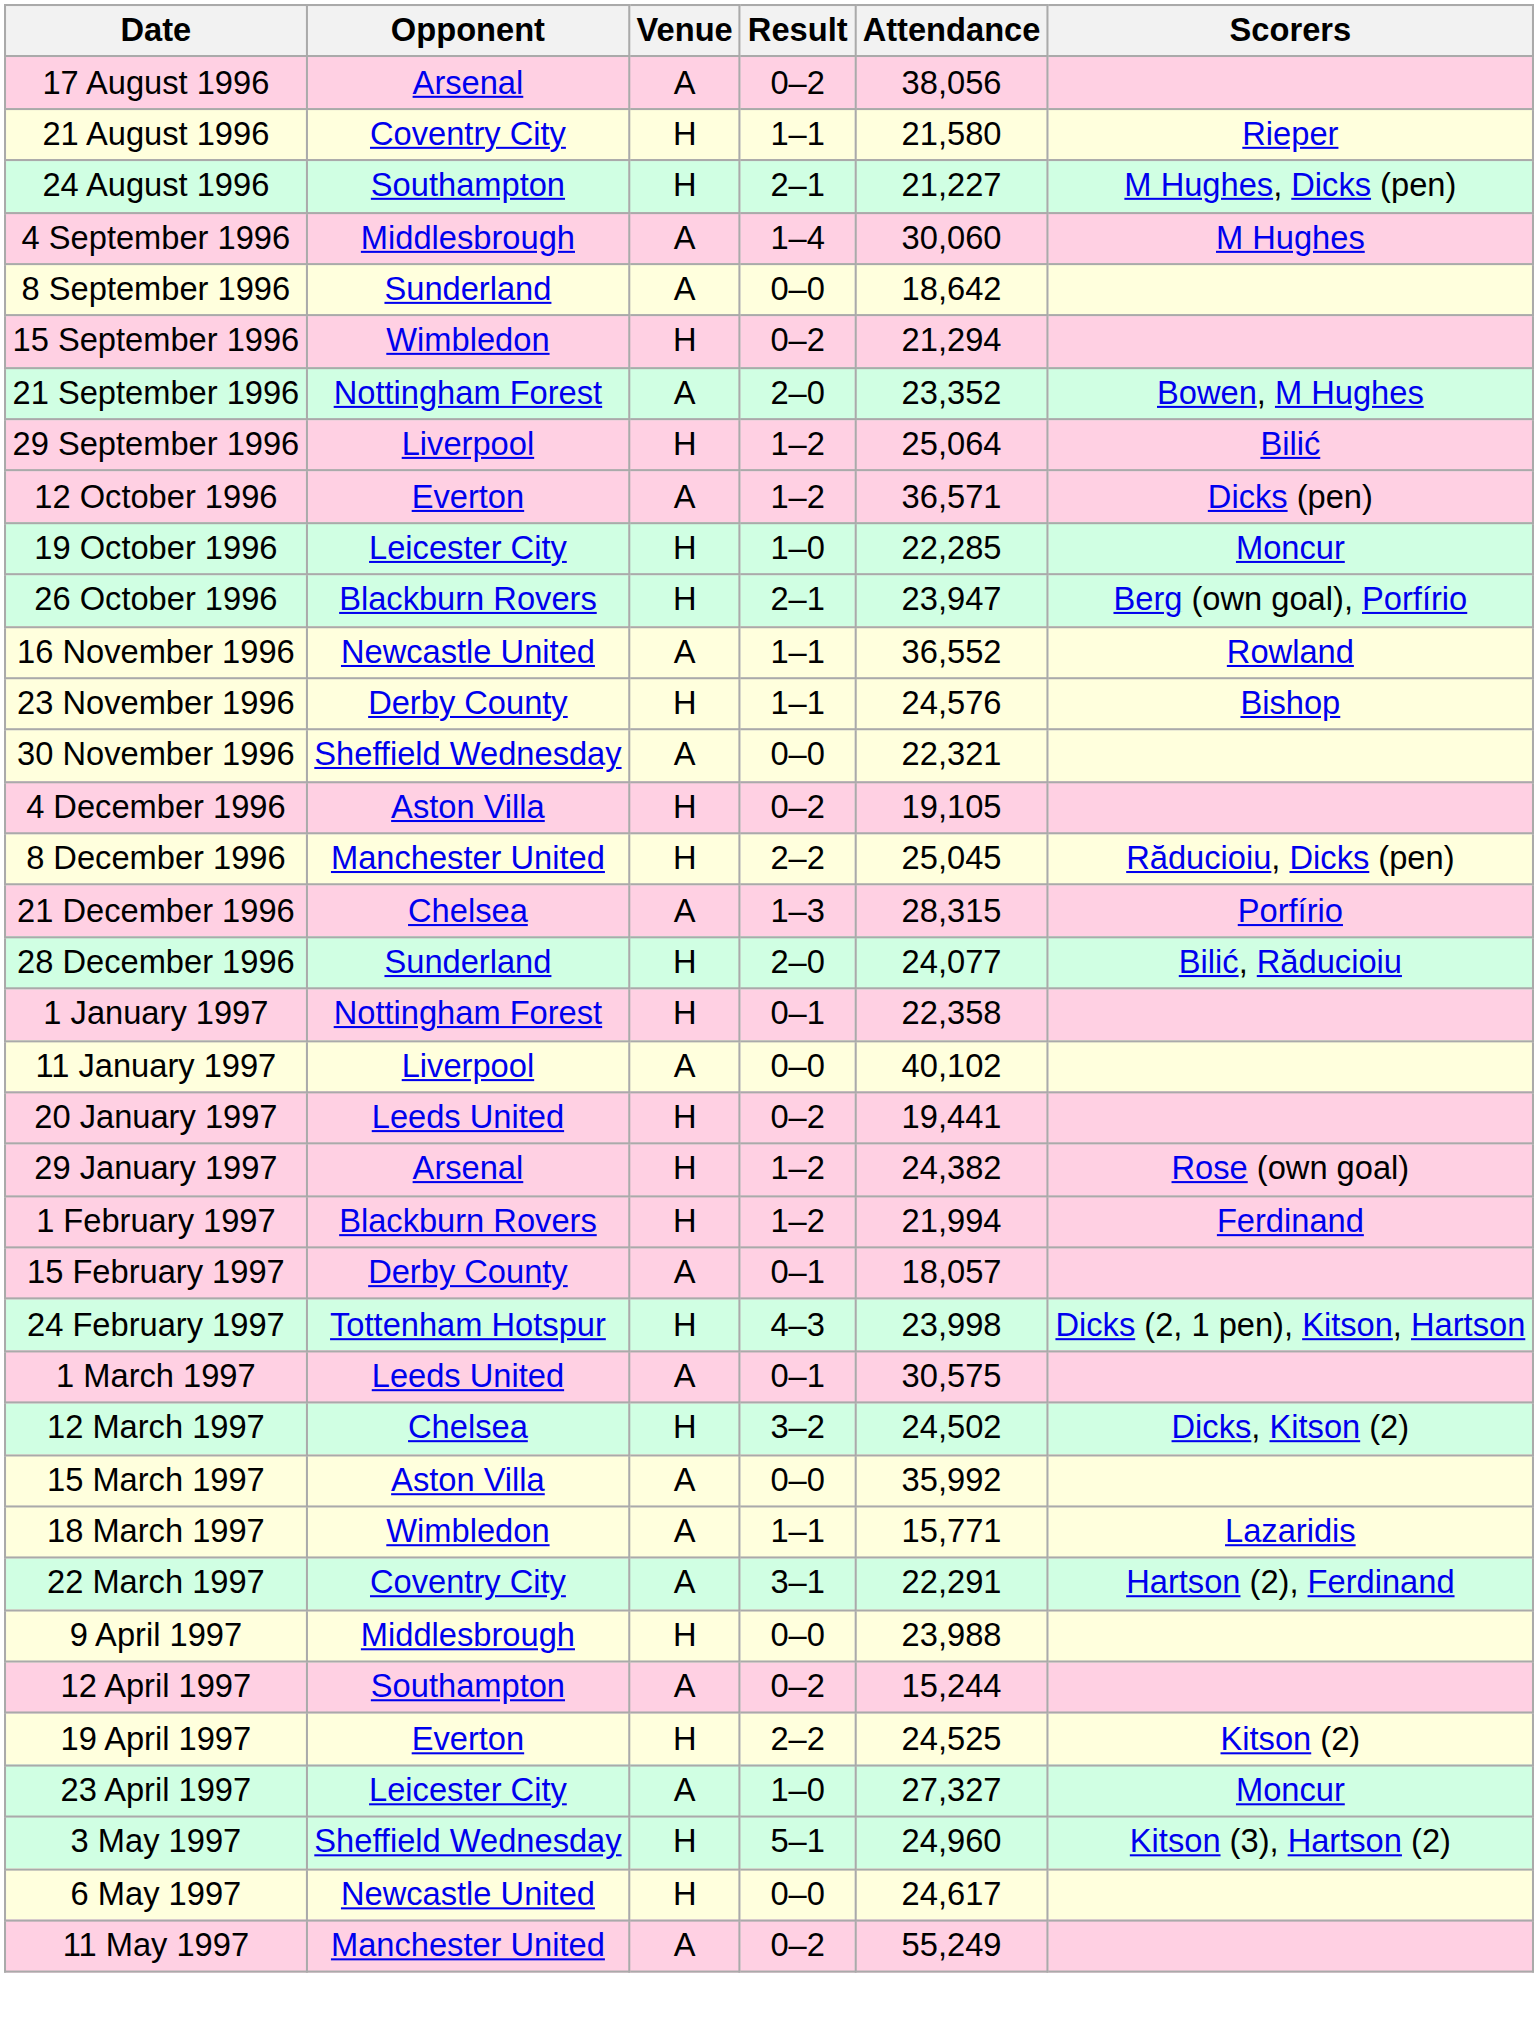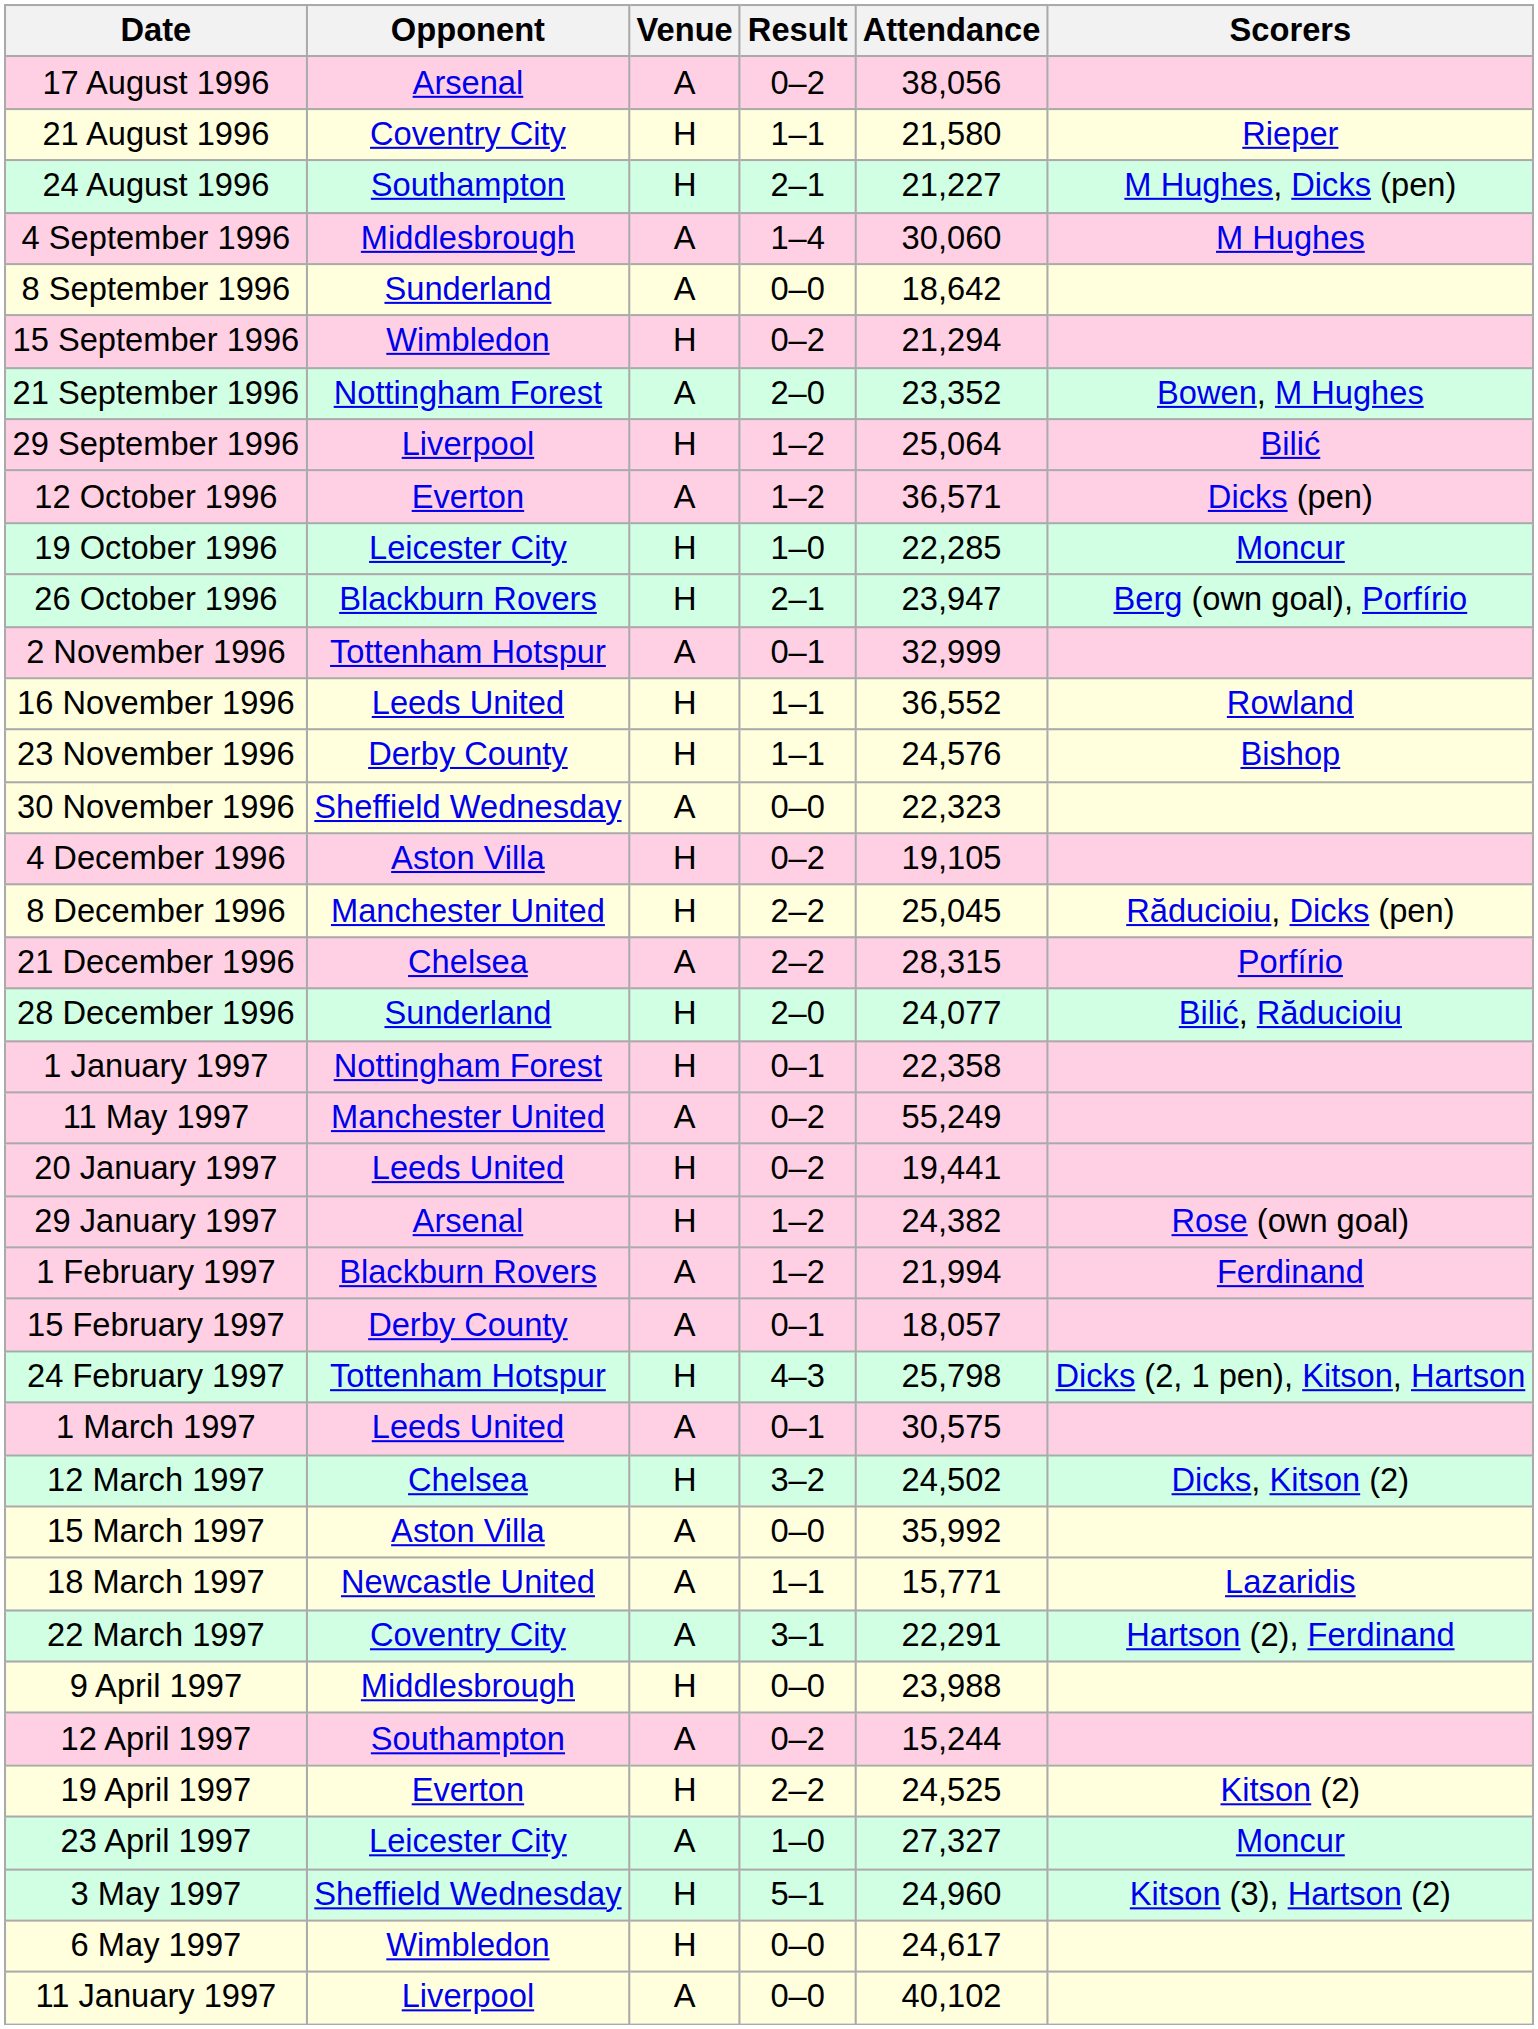+ row: (156, 651)
(468, 651) Newcastle United -> (468, 703) Leeds United
(685, 651) A -> (685, 703) H
(952, 755) 22,321 -> (952, 806) 22,323
(798, 910) 1–3 -> (798, 962) 2–2
rows swapped: (156, 1065) <-> (156, 1945)
(685, 1220) H -> (685, 1272) A
(952, 1324) 23,998 -> (952, 1376) 25,798
(468, 1531) Wimbledon -> (468, 1583) Newcastle United
(468, 1893) Newcastle United -> (468, 1945) Wimbledon
